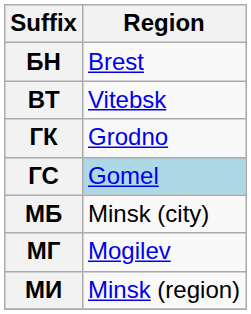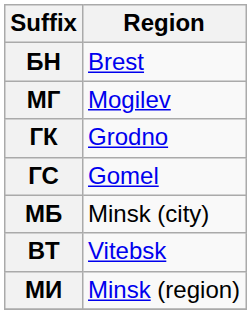rows swapped: (44, 99) <-> (44, 251)
(123, 175) lightblue background -> (123, 175) no background
